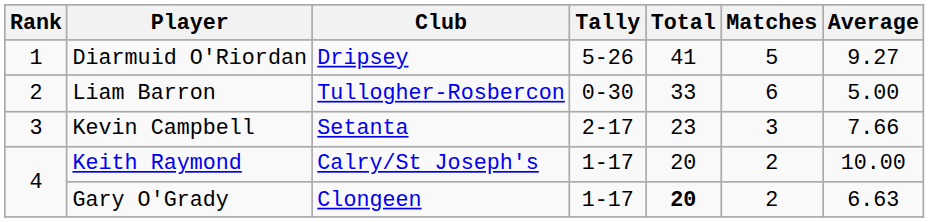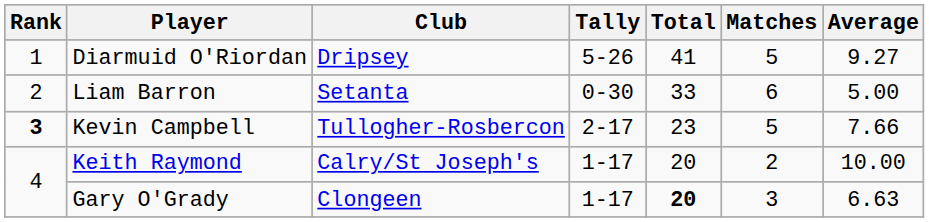(441, 93) Tullogher-Rosbercon -> (363, 93) Setanta
(36, 129) normal -> (36, 129) bold
(363, 129) Setanta -> (441, 129) Tullogher-Rosbercon
(772, 129) 3 -> (772, 129) 5
(772, 199) 2 -> (772, 199) 3
